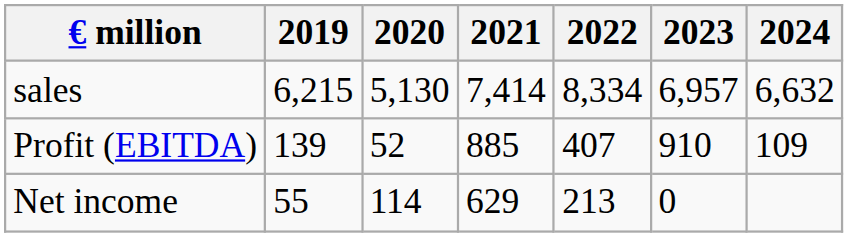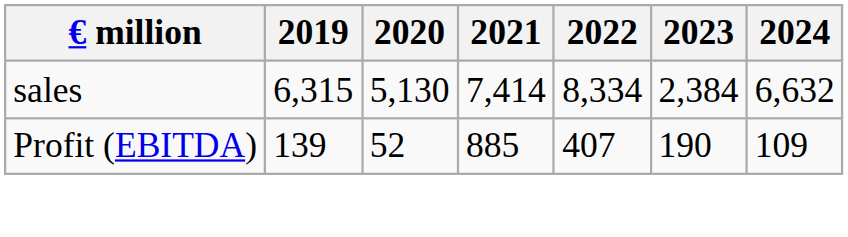(313, 88) 6,215 -> (313, 88) 6,315
(698, 88) 6,957 -> (698, 88) 2,384
(685, 145) 910 -> (685, 145) 190
- row: (96, 201)
